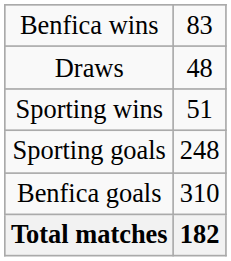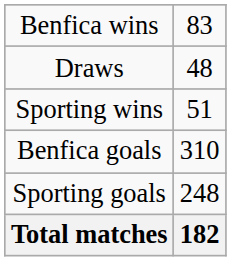rows swapped: (89, 192) <-> (89, 151)
